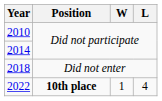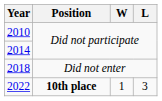(145, 86) 4 -> (145, 86) 3
